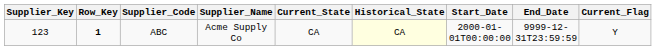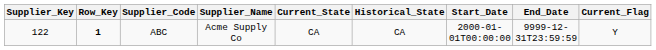(40, 33) 123 -> (40, 33) 122
(400, 33) lightyellow background -> (400, 33) no background
